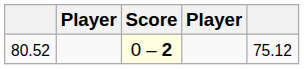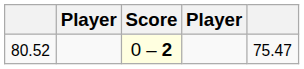(272, 51) 75.12 -> (272, 51) 75.47
